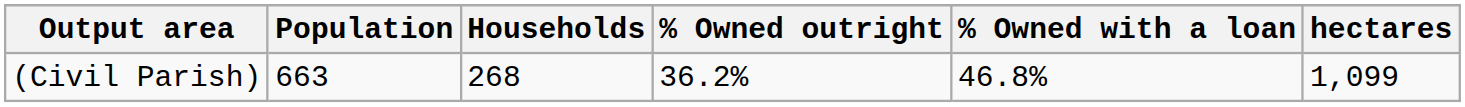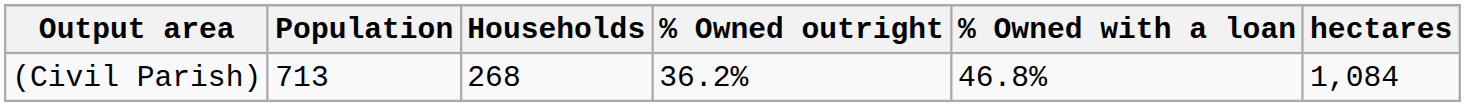(302, 78) 663 -> (302, 78) 713
(1355, 78) 1,099 -> (1355, 78) 1,084
